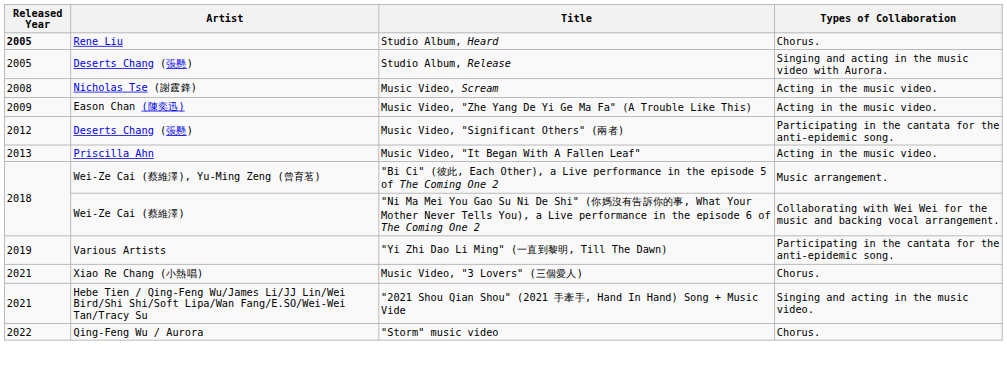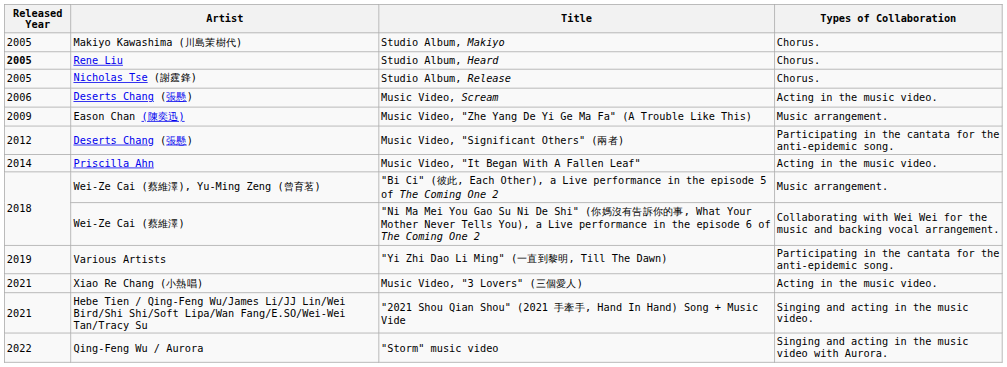+ row: (443, 43)
(133, 64) Deserts Chang (張懸) -> (135, 78) Nicholas Tse (謝霆鋒)
(873, 64) Singing and acting in the music video with Aurora. -> (798, 78) Chorus.
(19, 88) 2008 -> (19, 97) 2006
(135, 87) Nicholas Tse (謝霆鋒) -> (133, 97) Deserts Chang (張懸)
(857, 107) Acting in the music video. -> (833, 117) Music arrangement.
(19, 153) 2013 -> (19, 163) 2014
(798, 274) Chorus. -> (857, 283) Acting in the music video.
(798, 332) Chorus. -> (873, 348) Singing and acting in the music video with Aurora.
